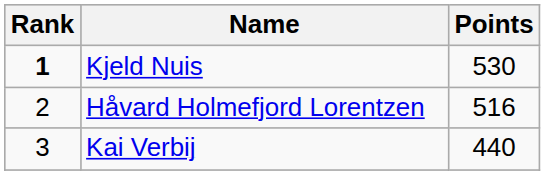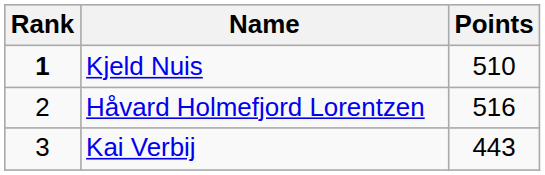(494, 66) 530 -> (494, 66) 510
(494, 148) 440 -> (494, 148) 443
